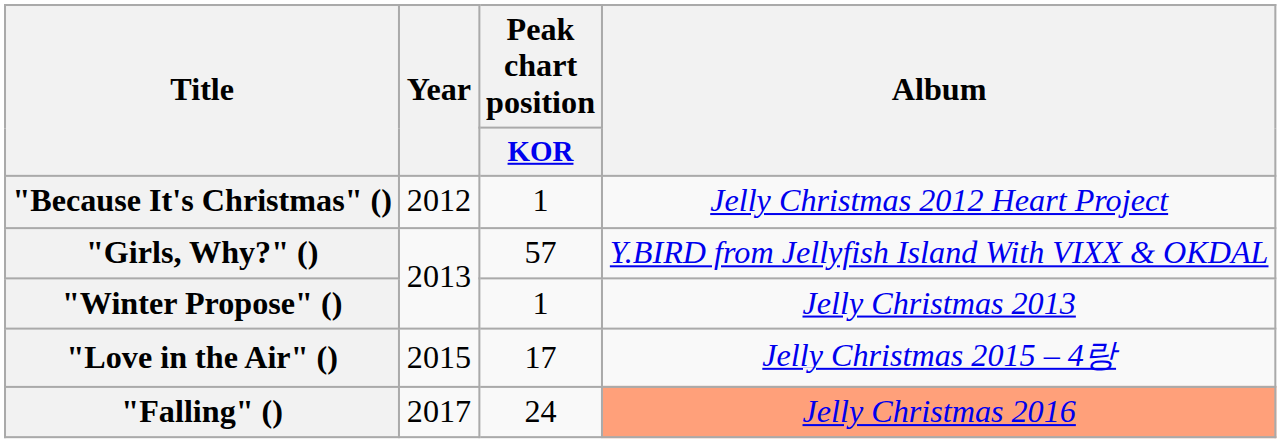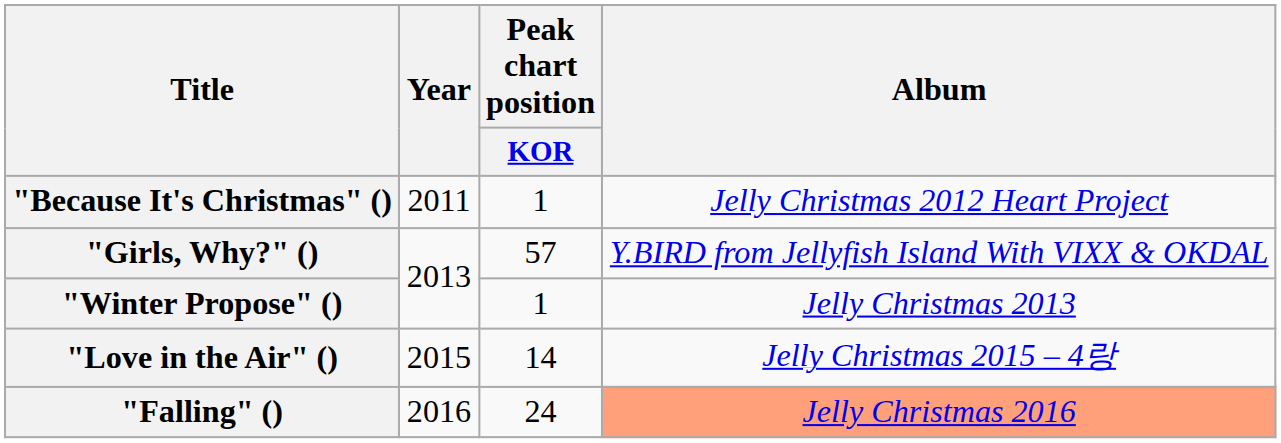(439, 201) 2012 -> (439, 201) 2011
(541, 357) 17 -> (541, 357) 14
(439, 411) 2017 -> (439, 411) 2016
